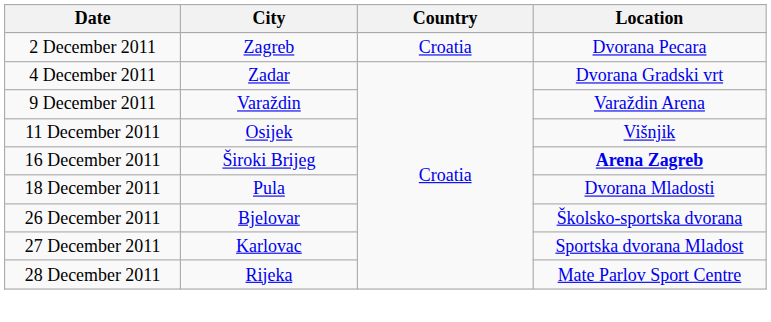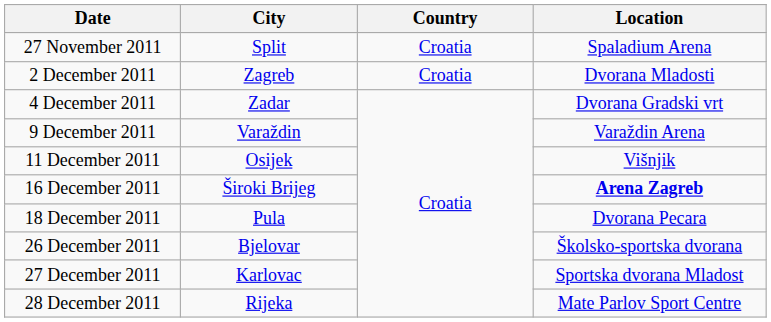+ row: (93, 47)
(649, 47) Dvorana Pecara -> (649, 75) Dvorana Mladosti
(649, 189) Dvorana Mladosti -> (649, 217) Dvorana Pecara
